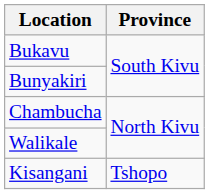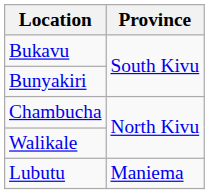+ row: (37, 173)
- row: (48, 173)
